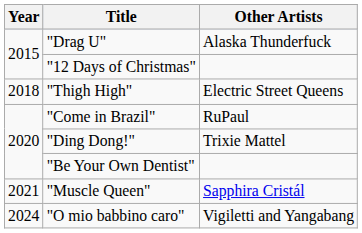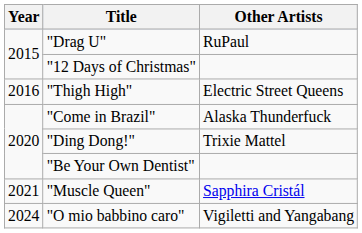(267, 41) Alaska Thunderfuck -> (226, 41) RuPaul
(24, 91) 2018 -> (24, 91) 2016
(226, 116) RuPaul -> (267, 116) Alaska Thunderfuck
